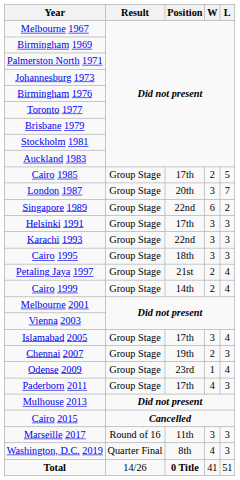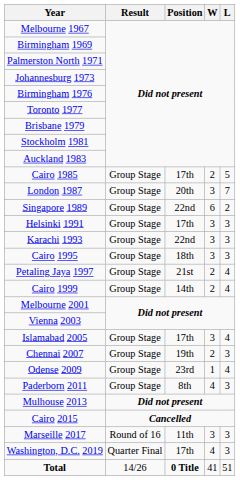(185, 386) 17th -> (185, 386) 8th
(185, 451) 8th -> (185, 451) 17th
